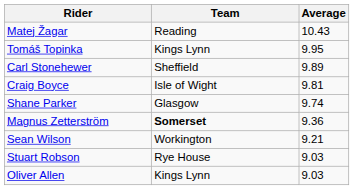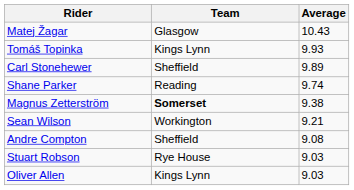(175, 31) Reading -> (176, 31) Glasgow
(313, 49) 9.95 -> (313, 49) 9.93
- row: (38, 85)
(176, 103) Glasgow -> (175, 85) Reading
(313, 121) 9.36 -> (313, 103) 9.38
+ row: (47, 139)
